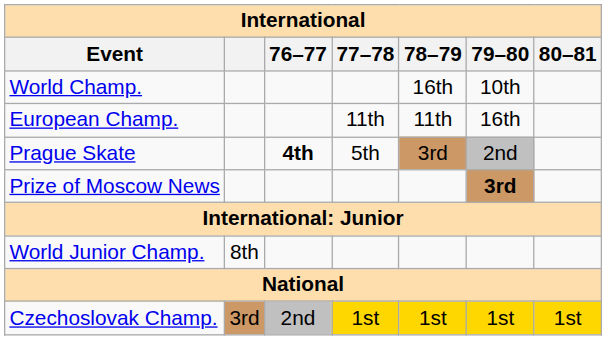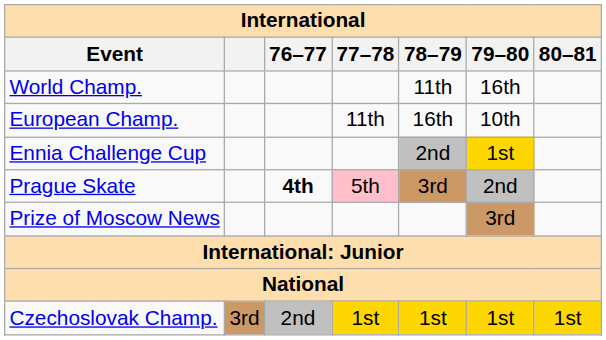(433, 86) 16th -> (433, 86) 11th
(500, 86) 10th -> (500, 86) 16th
(433, 119) 11th -> (433, 119) 16th
(500, 119) 16th -> (500, 119) 10th
+ row: (108, 152)
(365, 152) no background -> (365, 185) pink background
(500, 185) bold -> (500, 218) normal
- row: (107, 251)
